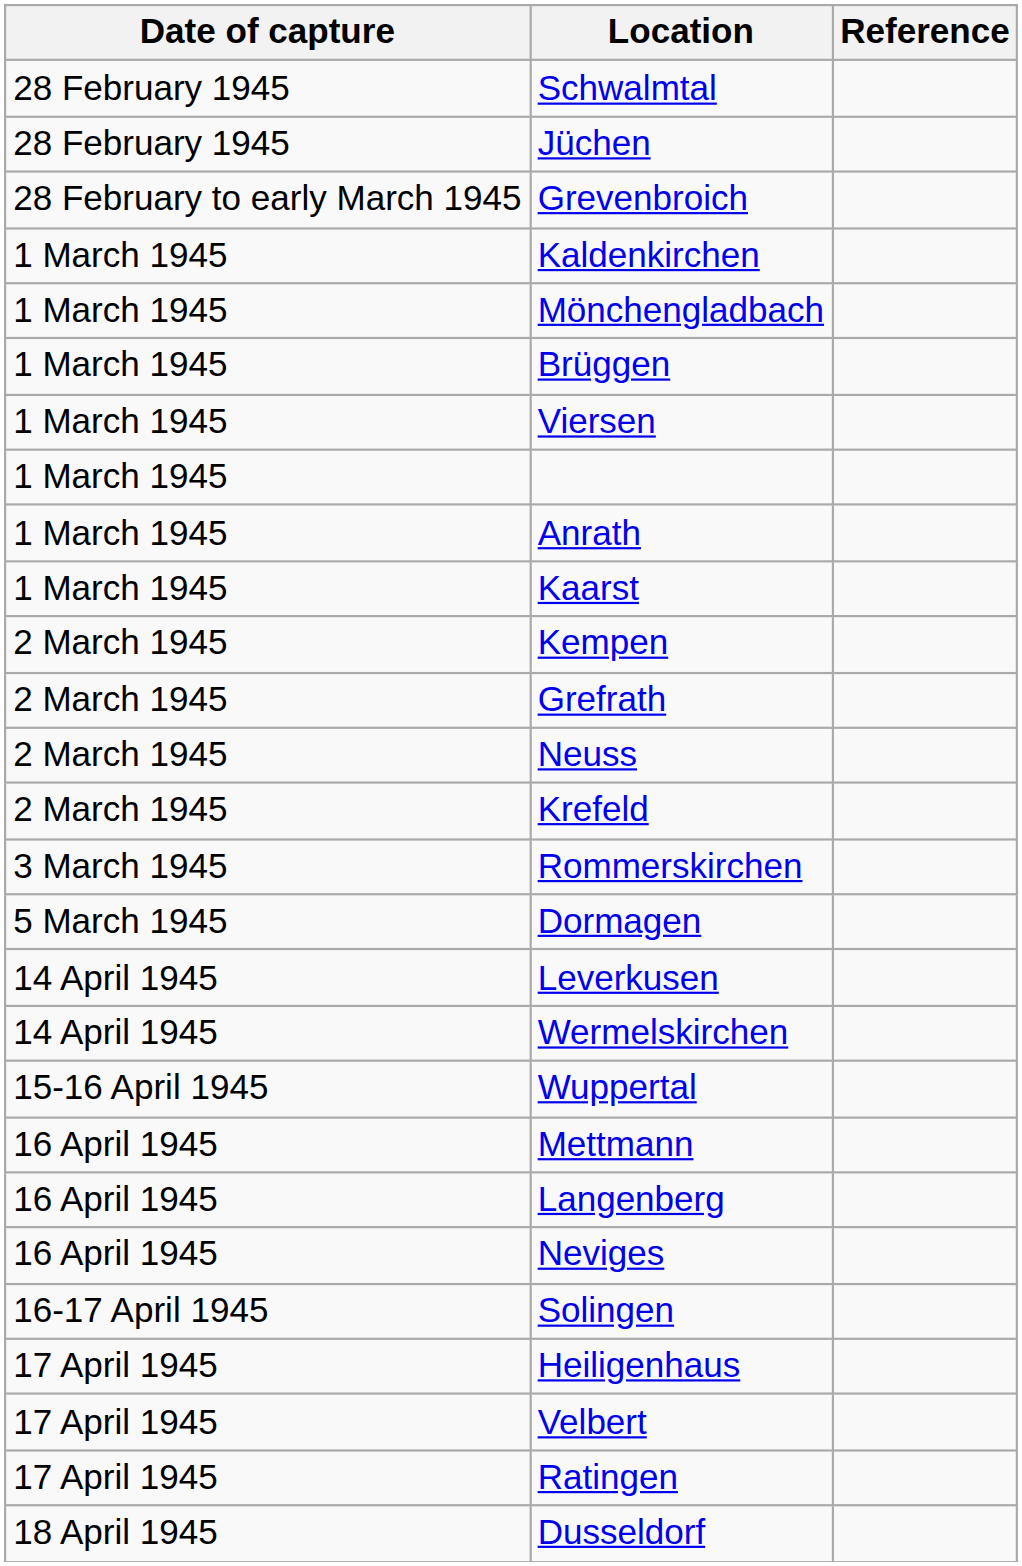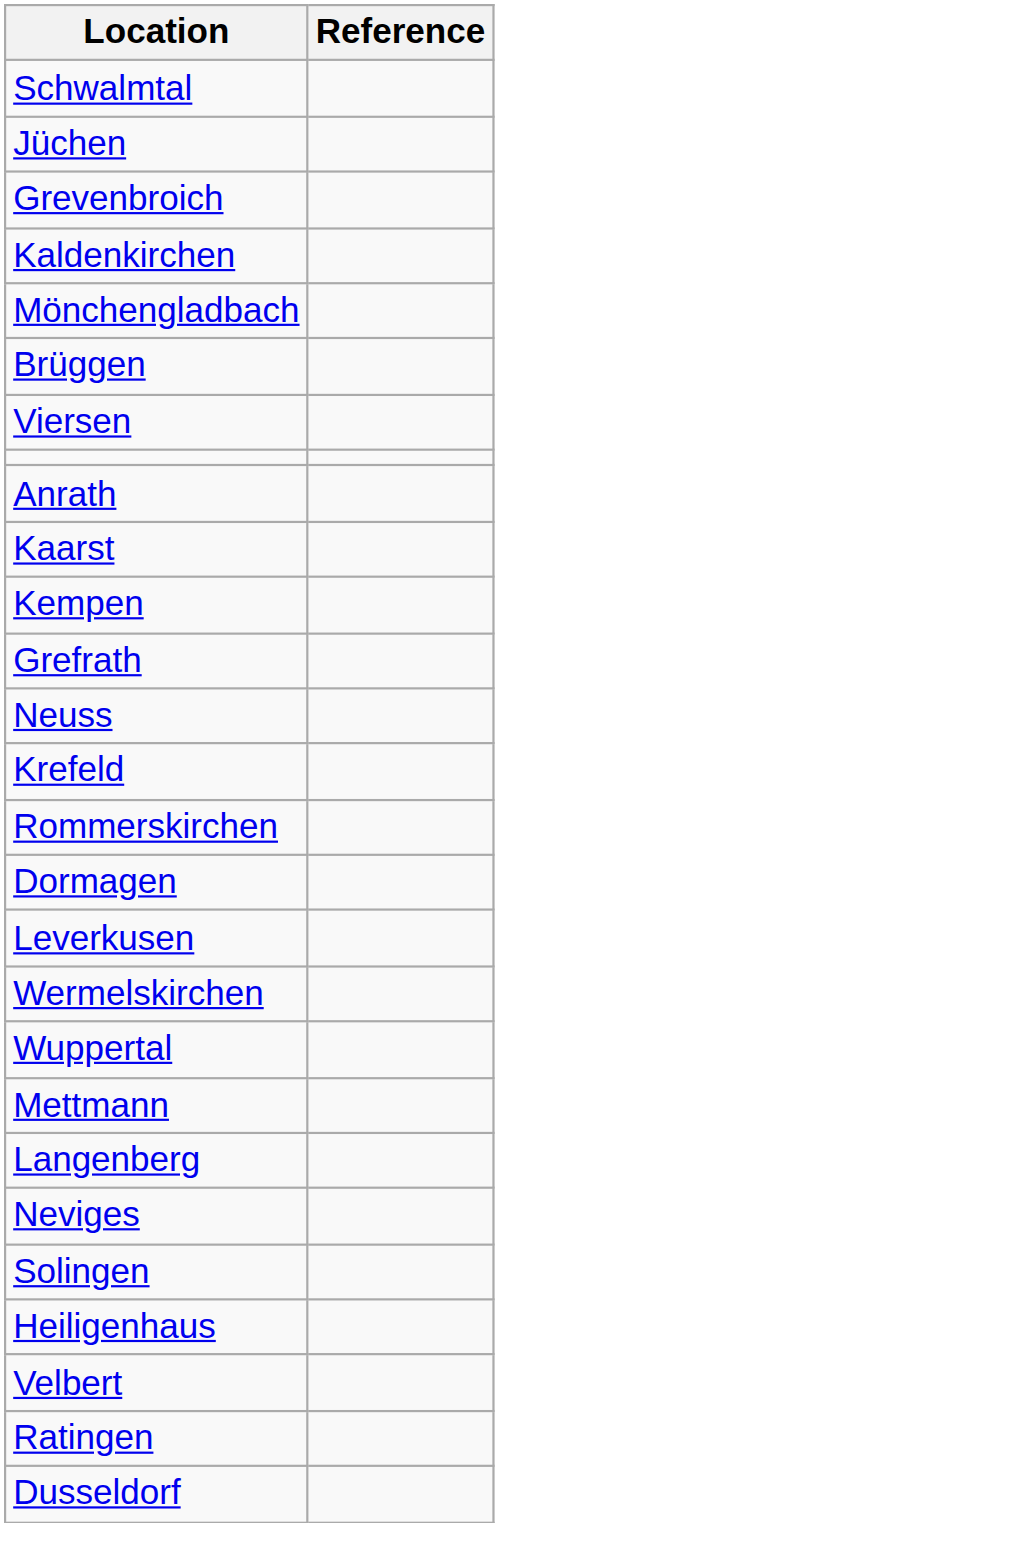- column: (267, 32)
